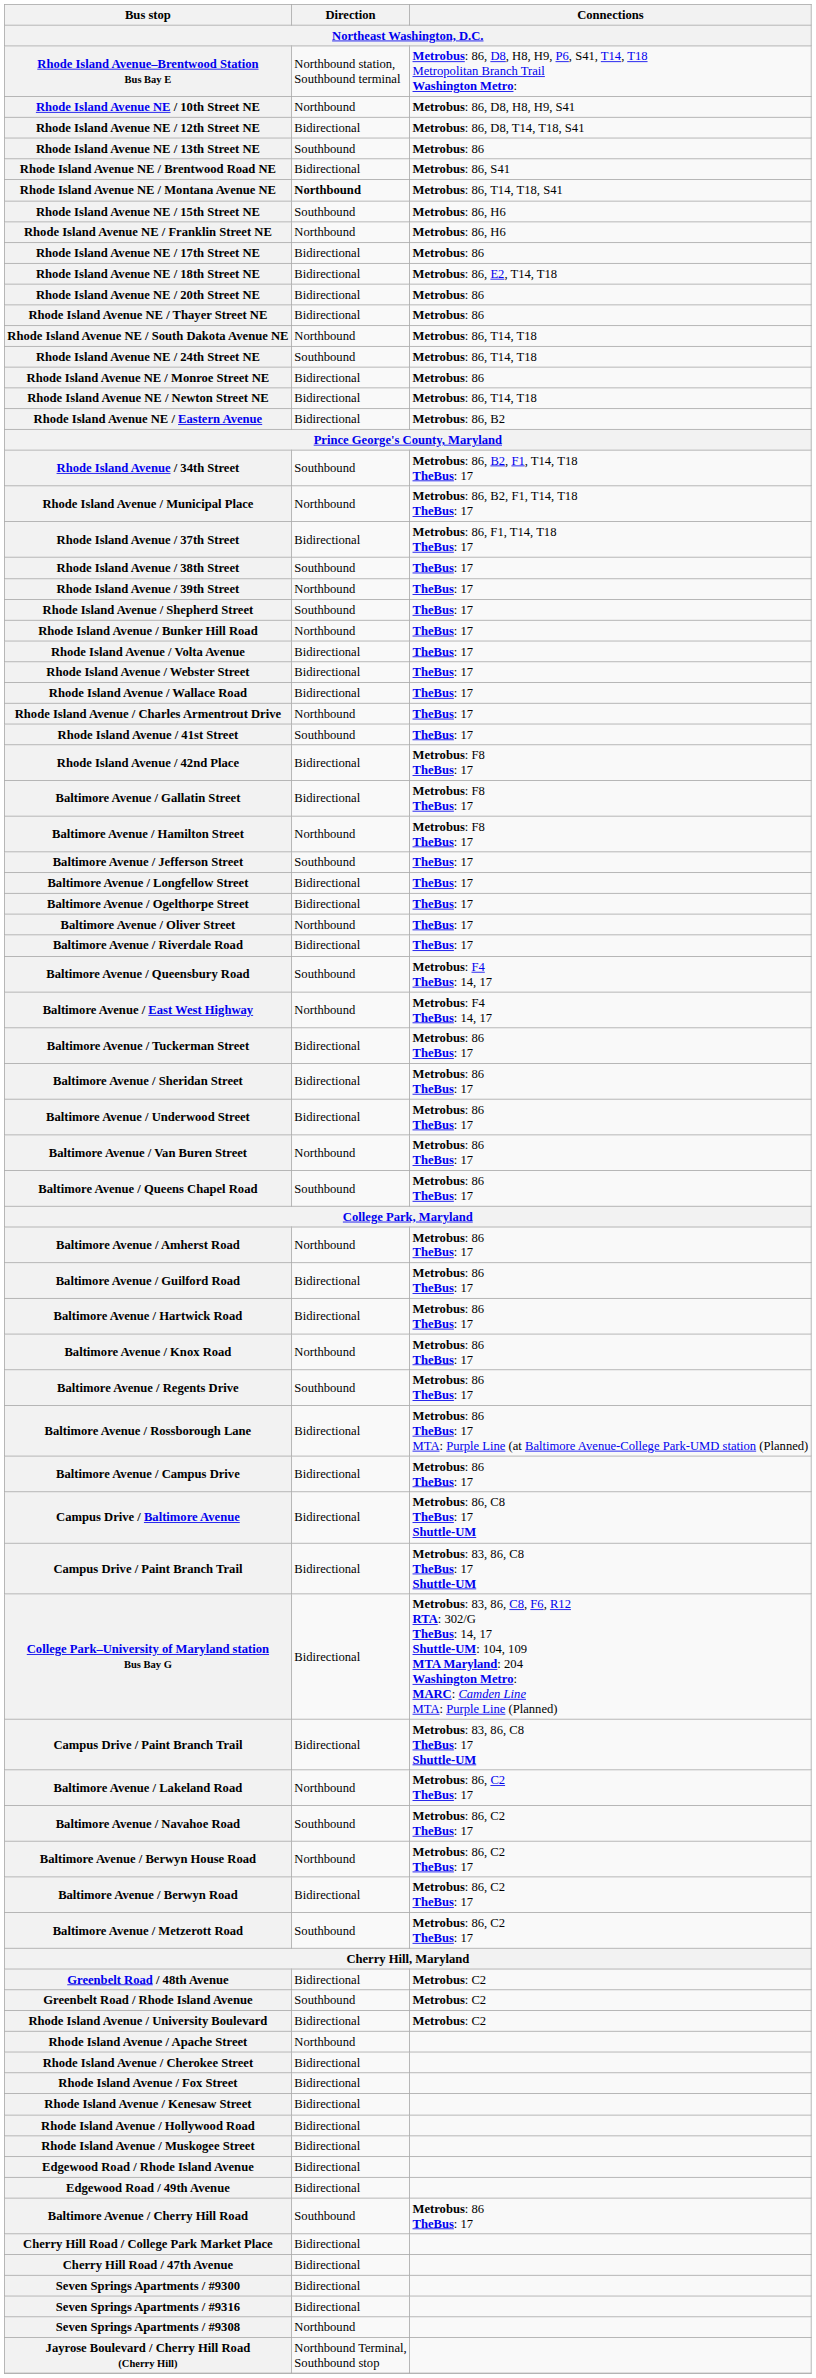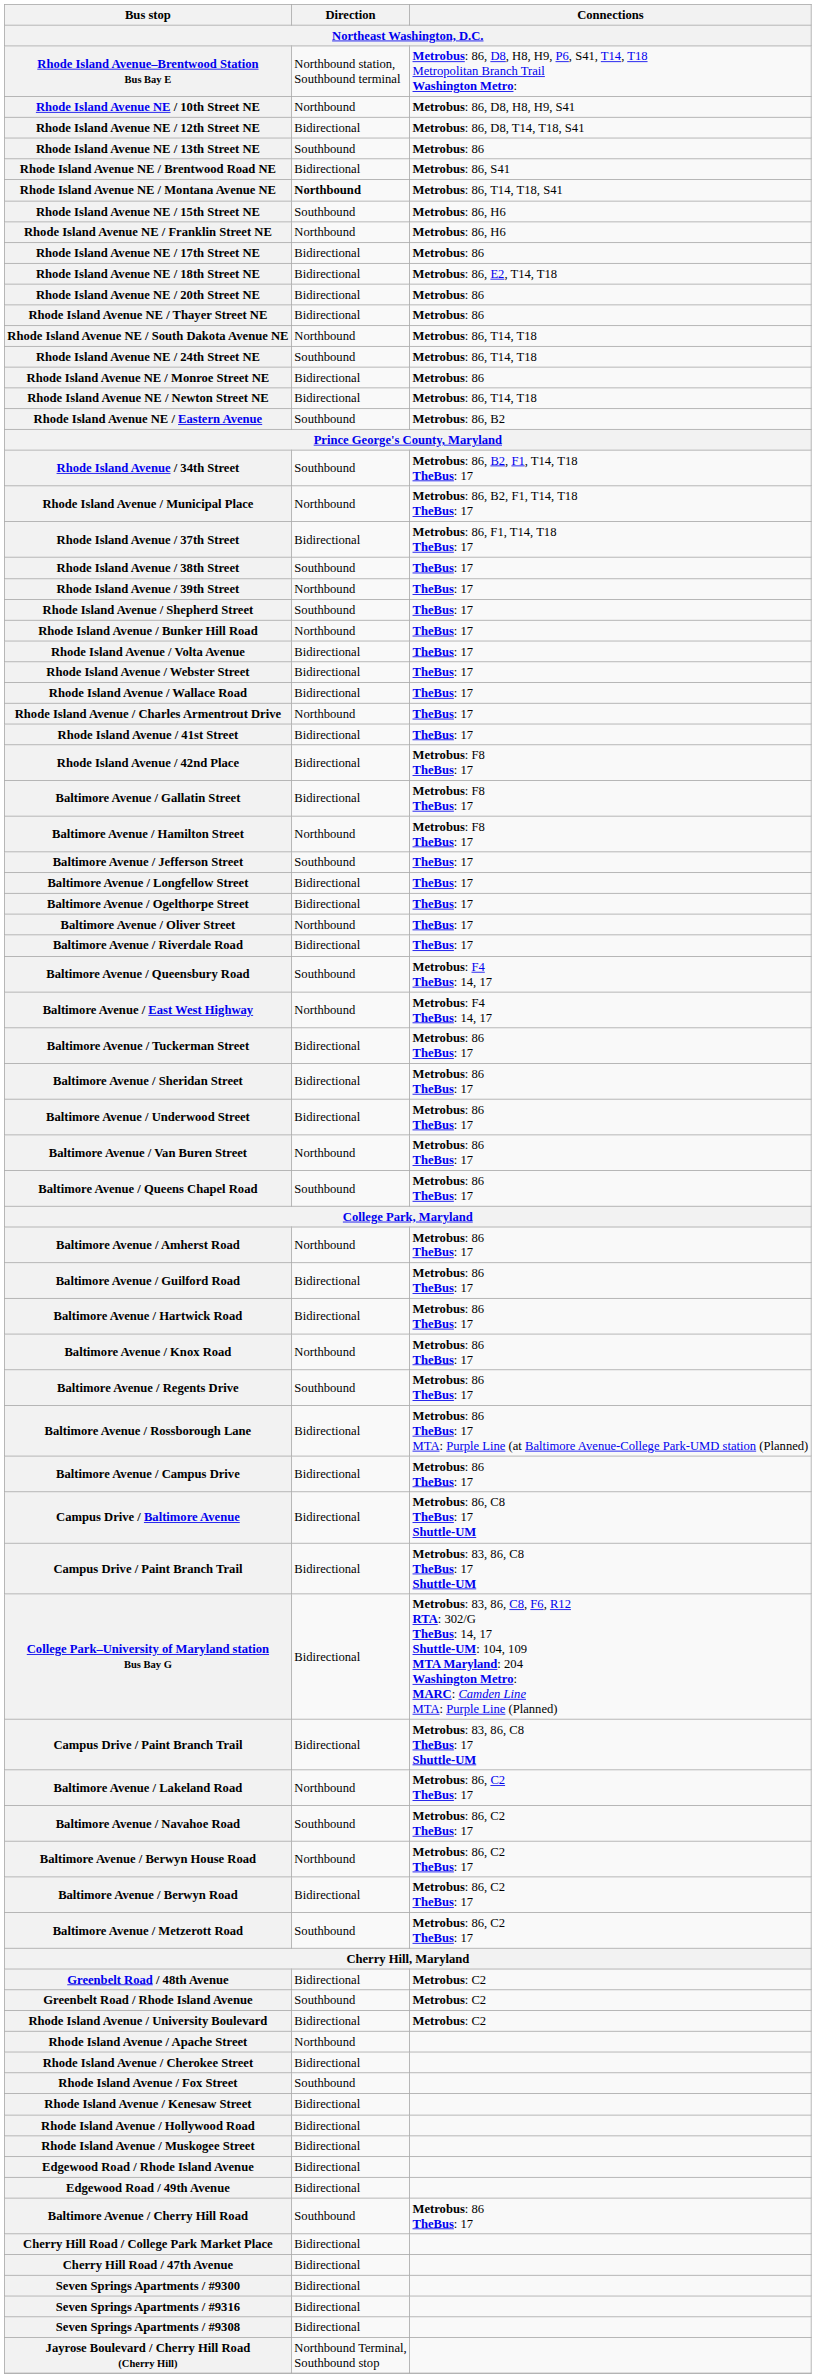(327, 419) Bidirectional -> (325, 419) Southbound
(325, 734) Southbound -> (327, 734) Bidirectional
(327, 2083) Bidirectional -> (325, 2083) Southbound
(325, 2327) Northbound -> (327, 2327) Bidirectional
